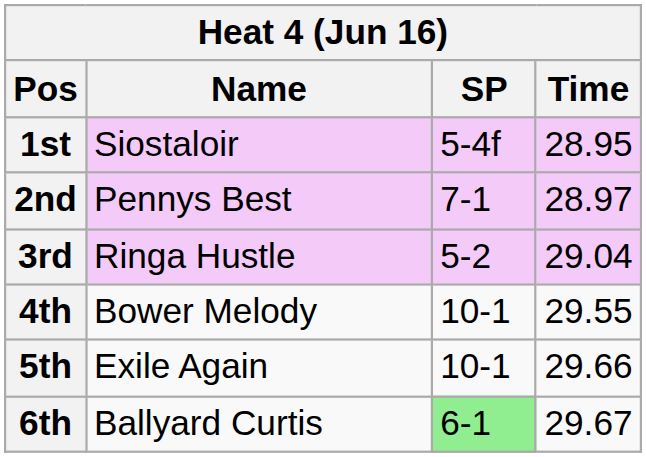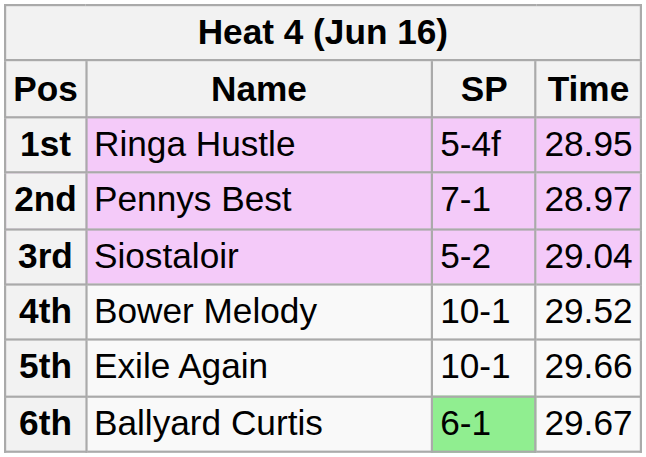(166, 144) Siostaloir -> (195, 144) Ringa Hustle
(195, 255) Ringa Hustle -> (166, 255) Siostaloir
(588, 311) 29.55 -> (588, 311) 29.52
